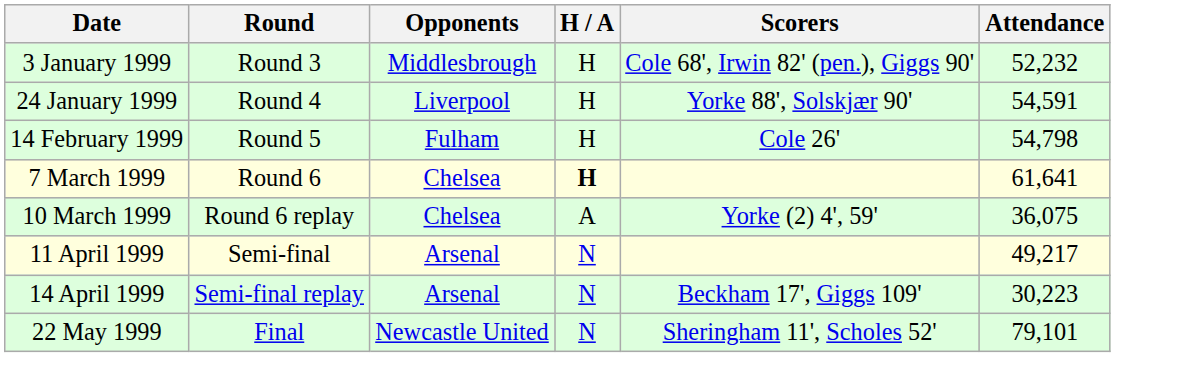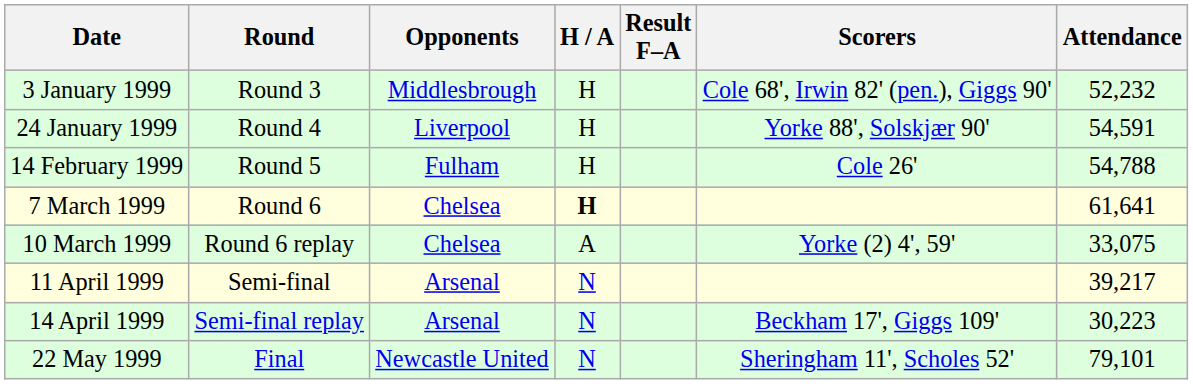+ column: (658, 37)
(1045, 139) 54,798 -> (1122, 166) 54,788
(1045, 216) 36,075 -> (1122, 243) 33,075
(1045, 255) 49,217 -> (1122, 282) 39,217
